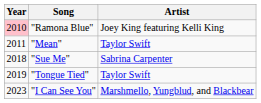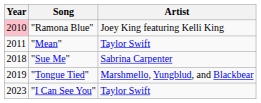(125, 75) Taylor Swift -> (177, 75) Marshmello, Yungblud, and Blackbear
(177, 91) Marshmello, Yungblud, and Blackbear -> (125, 91) Taylor Swift
